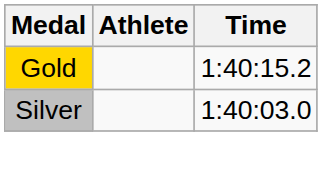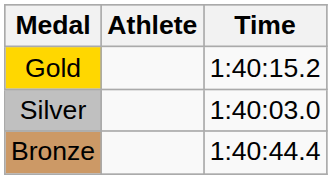+ row: (53, 151)
